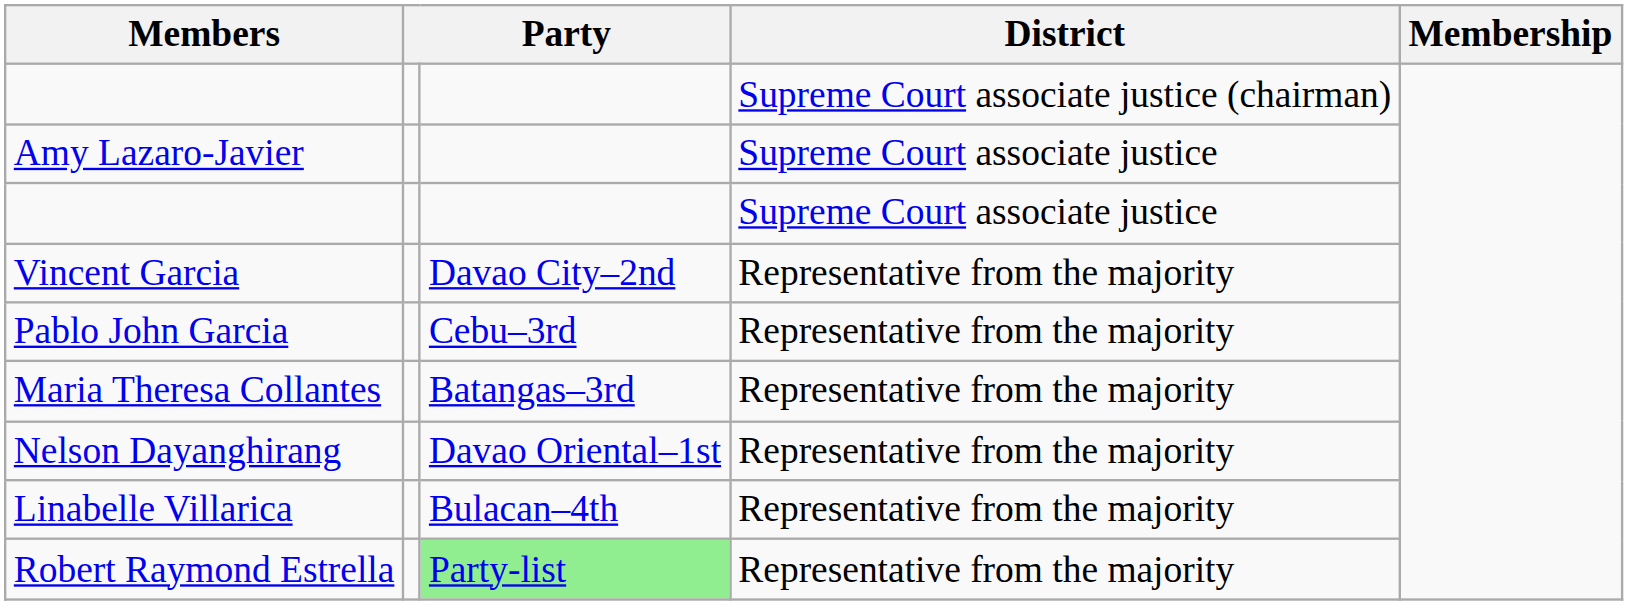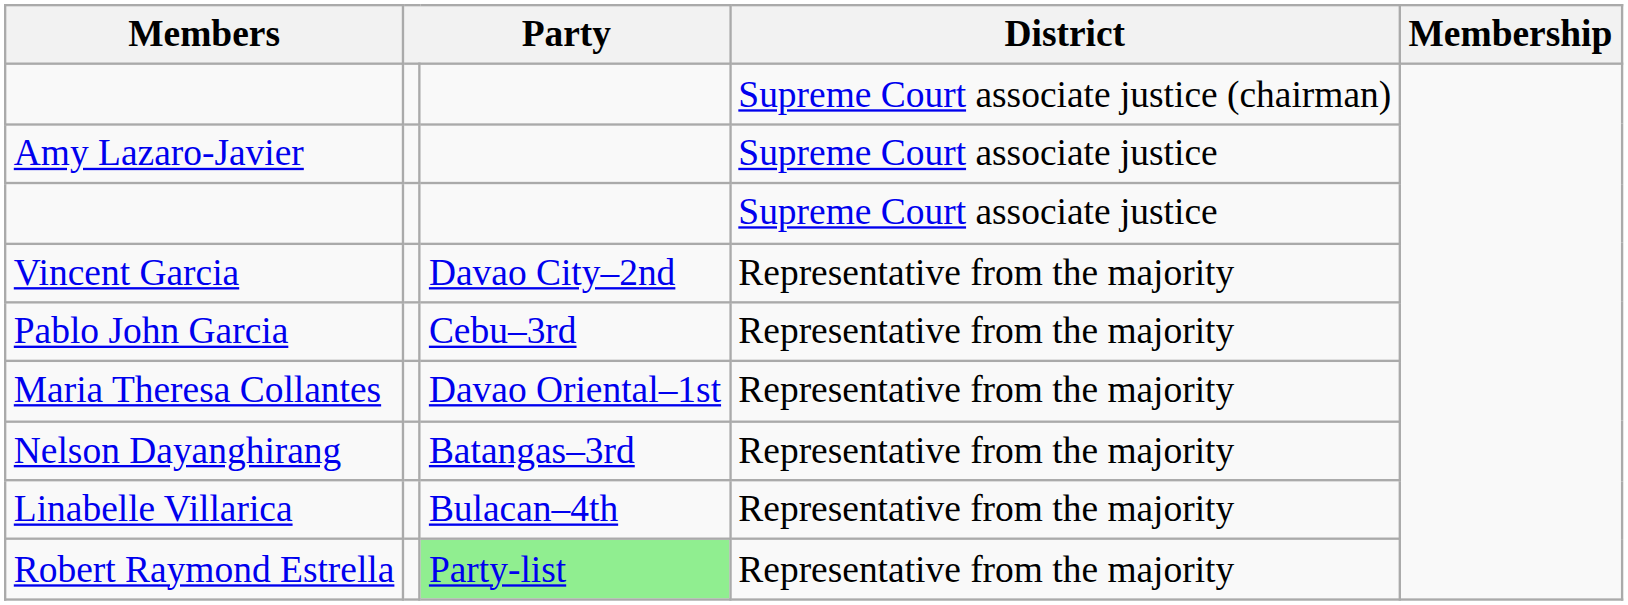(532, 390) Batangas–3rd -> (575, 390) Davao Oriental–1st
(575, 449) Davao Oriental–1st -> (532, 449) Batangas–3rd
